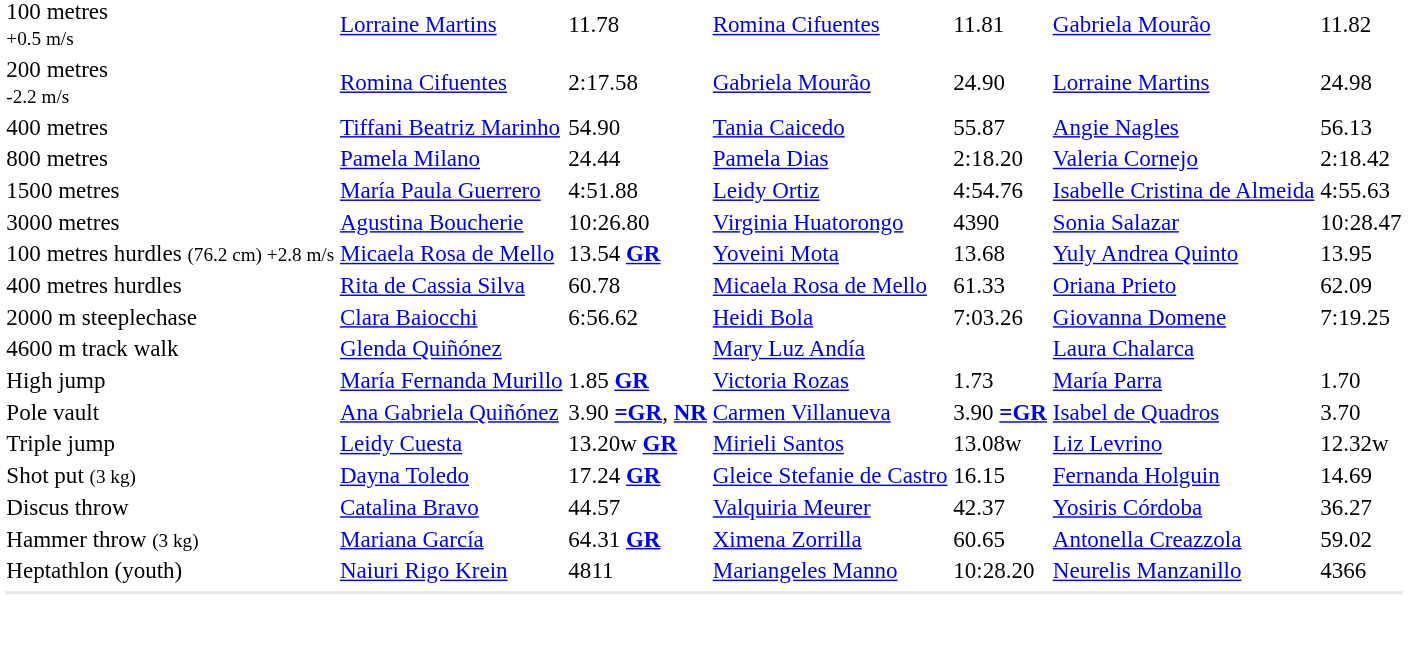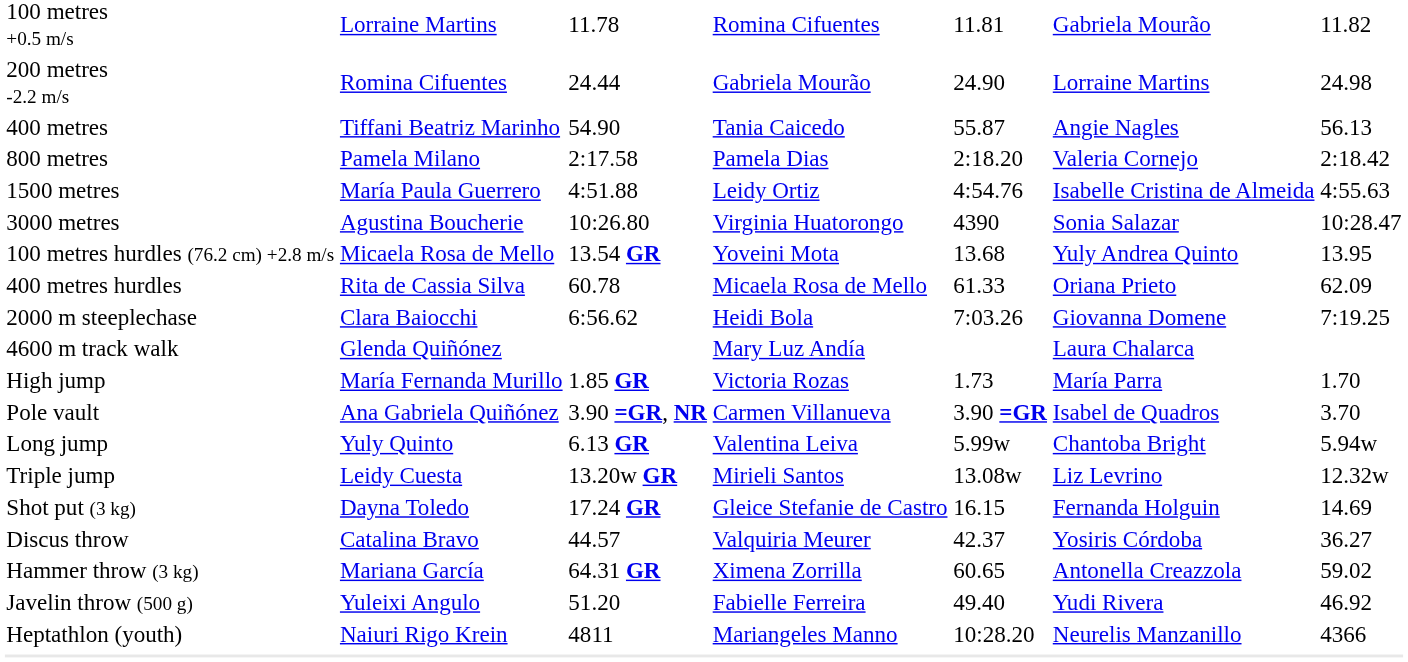(603, 82) 2:17.58 -> (594, 82) 24.44
(594, 158) 24.44 -> (603, 158) 2:17.58
+ row: (57, 444)
+ row: (100, 602)
